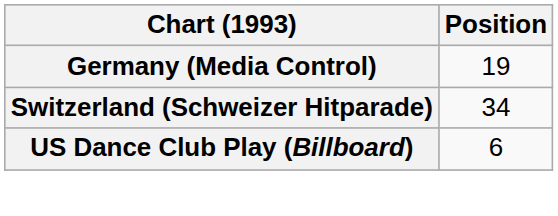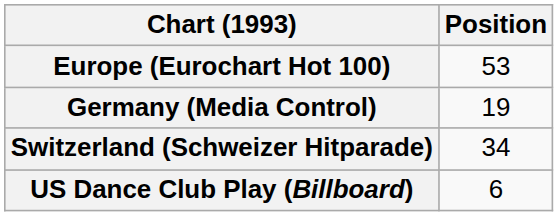+ row: (222, 66)
